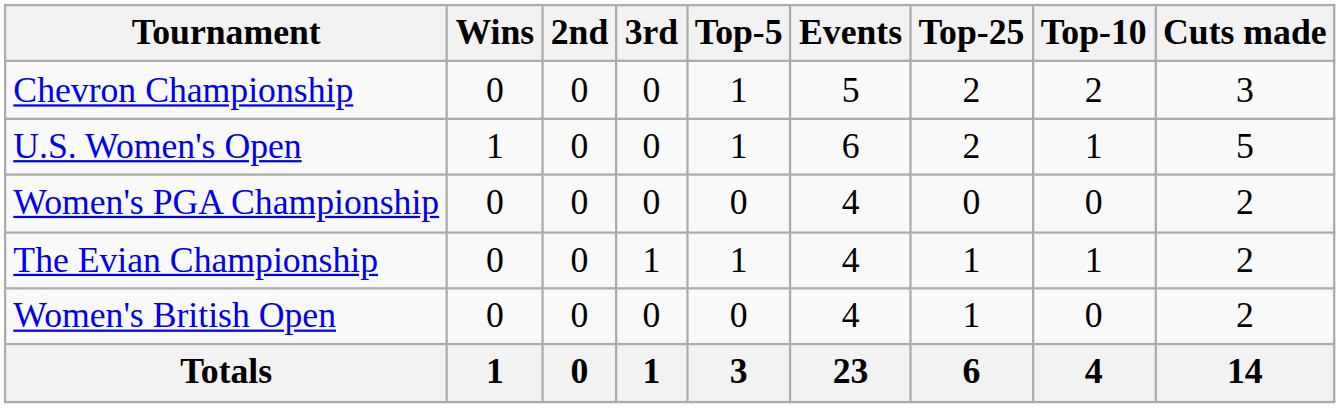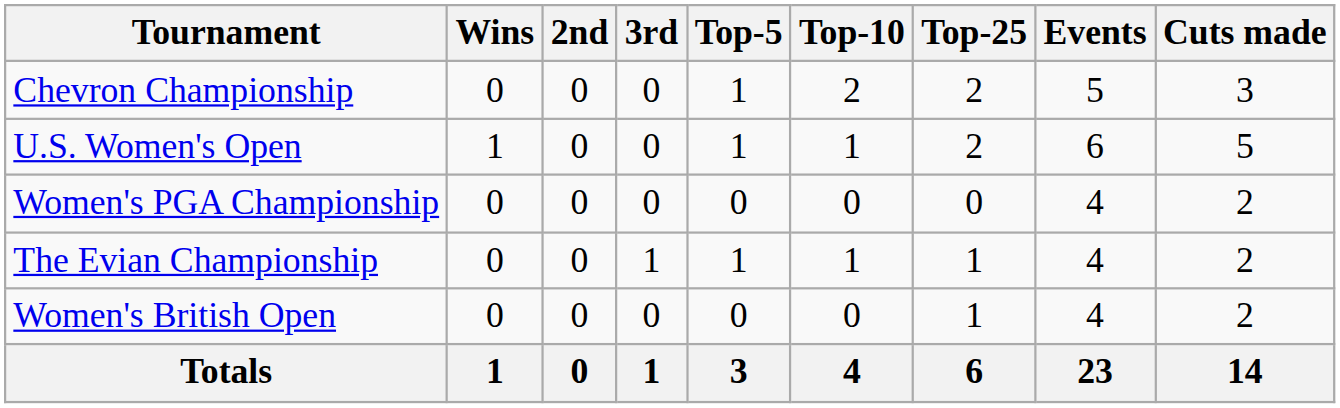columns swapped: (1094, 32) <-> (851, 32)
